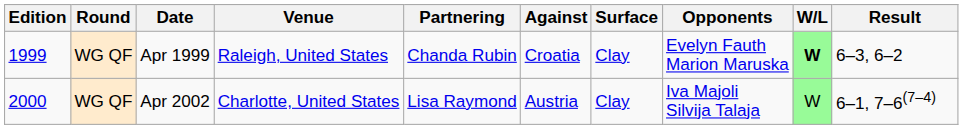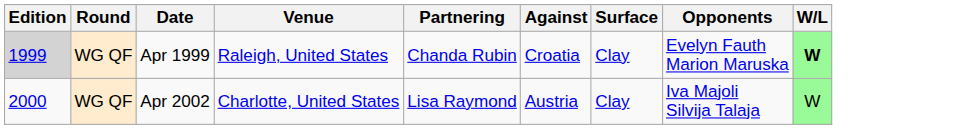- column: (895, 18)
(28, 54) no background -> (28, 54) lightgrey background
